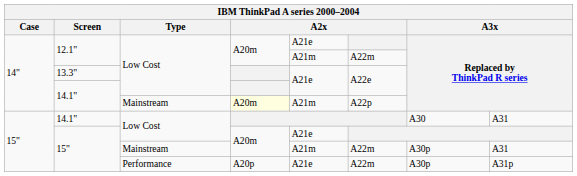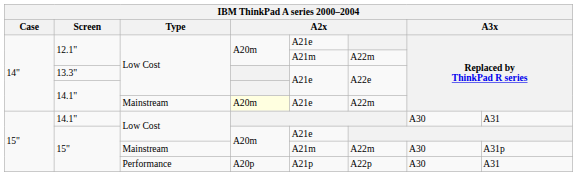(304, 103) A21m -> (302, 103) A21e
(361, 103) A22p -> (362, 103) A22m
(420, 149) A30p -> (417, 149) A30
(500, 149) A31 -> (494, 149) A31p
(302, 164) A21e -> (302, 164) A21p
(362, 164) A22m -> (361, 164) A22p
(420, 164) A30p -> (417, 164) A30
(503, 164) A31p -> (492, 164) A31
